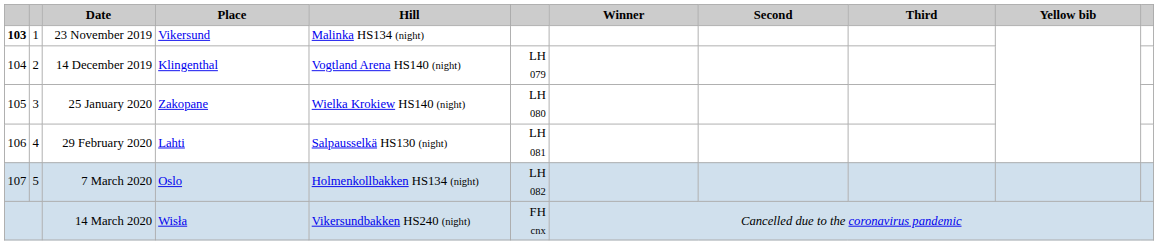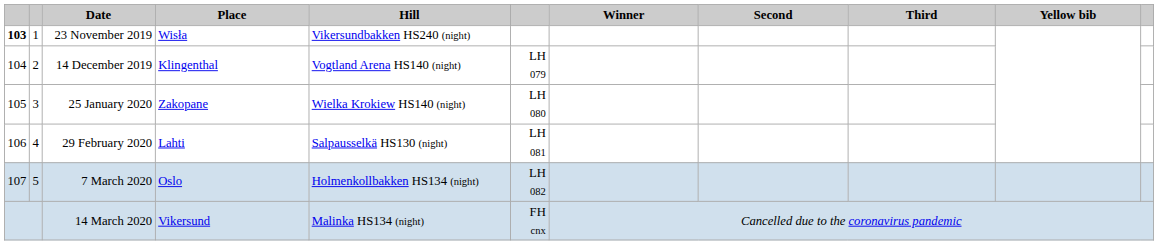(184, 35) Vikersund -> (173, 35) Wisła
(368, 35) Malinka HS134 (night) -> (391, 35) Vikersundbakken HS240 (night)
(173, 220) Wisła -> (184, 220) Vikersund
(391, 220) Vikersundbakken HS240 (night) -> (368, 220) Malinka HS134 (night)
